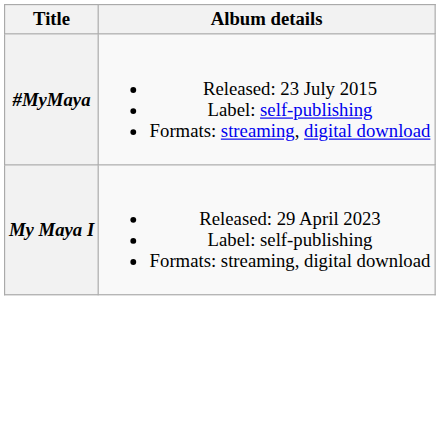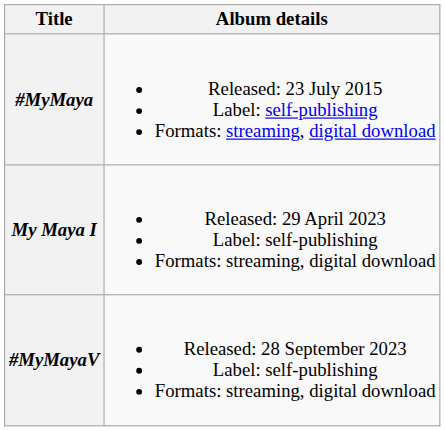+ row: (54, 359)
